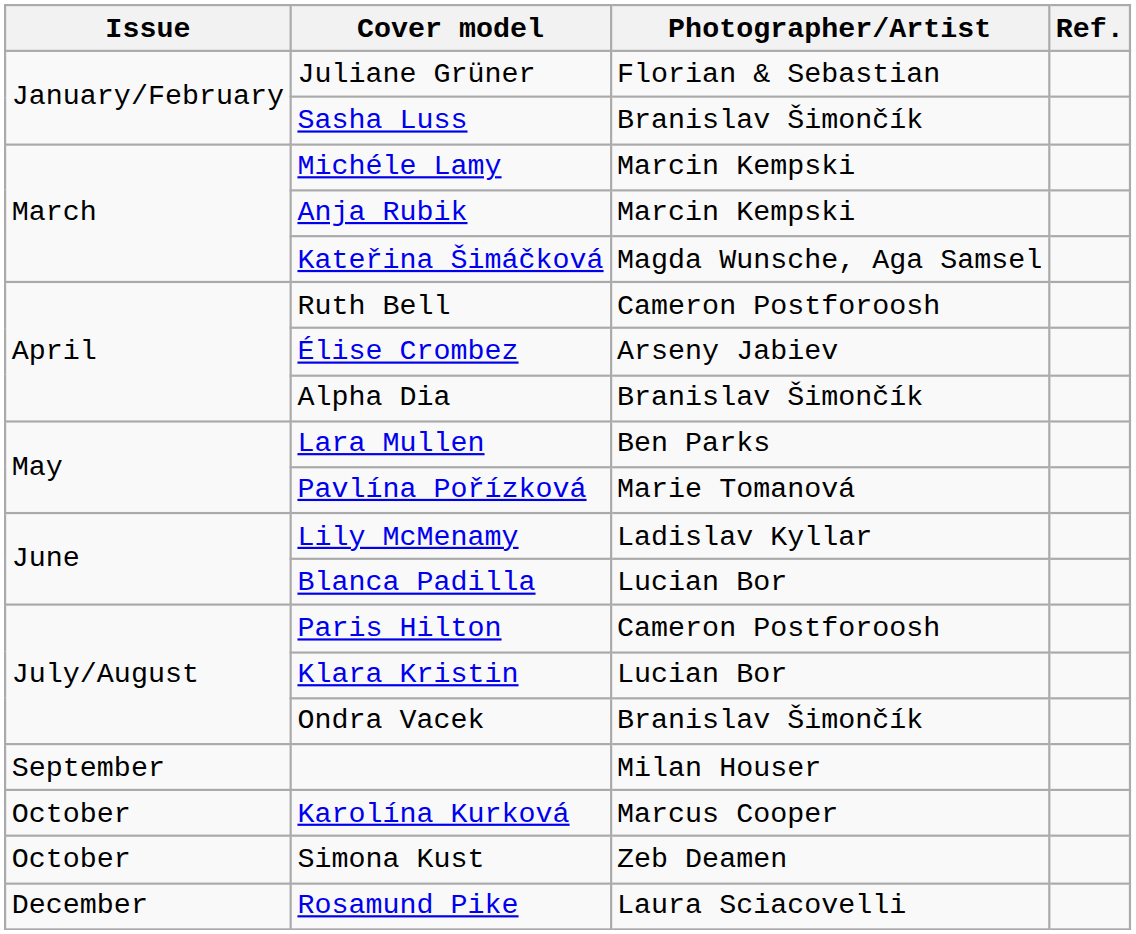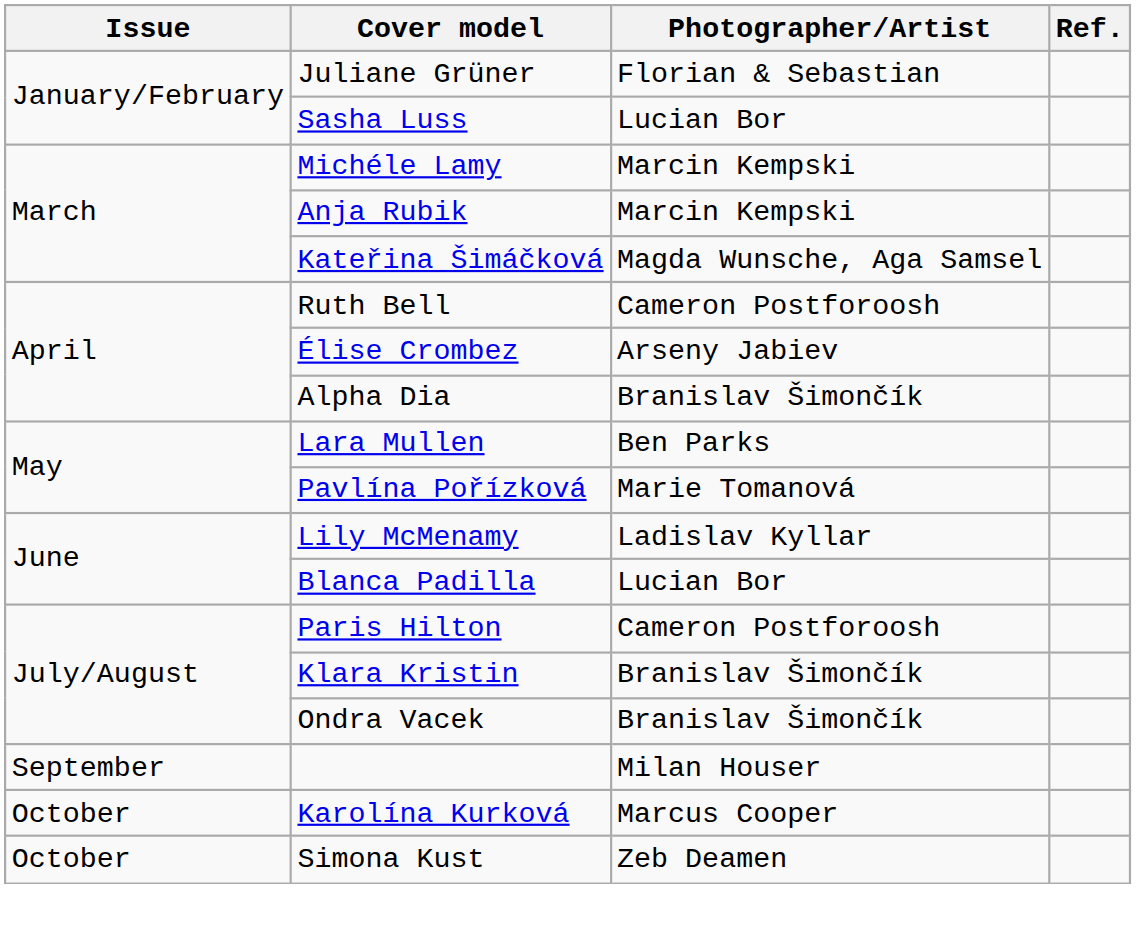(770, 121) Branislav Šimončík -> (702, 121) Lucian Bor
(702, 675) Lucian Bor -> (770, 675) Branislav Šimončík
- row: (408, 906)
